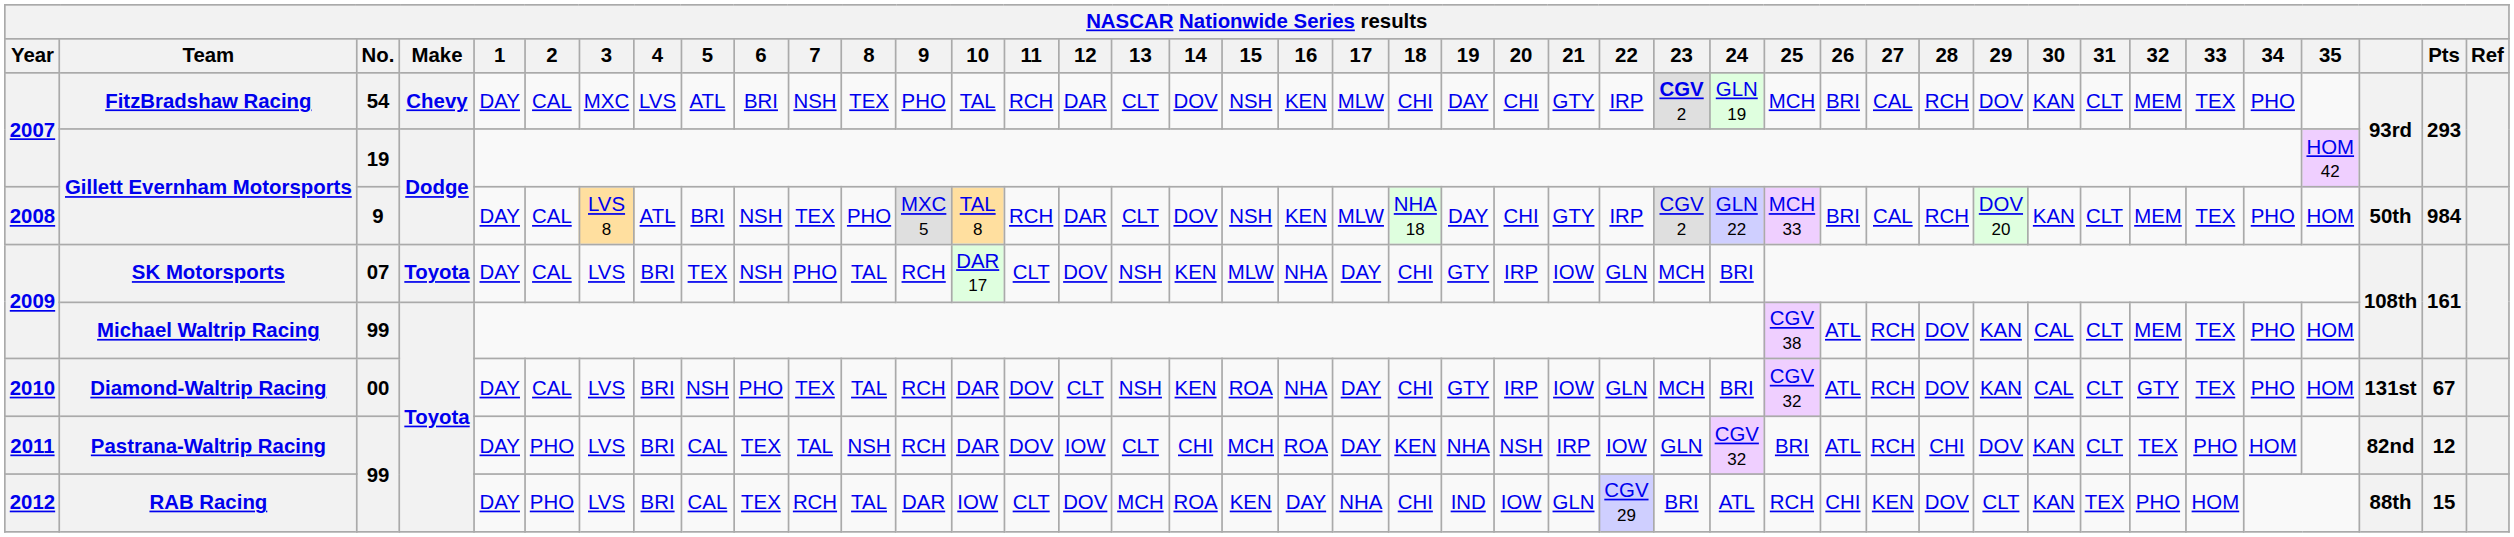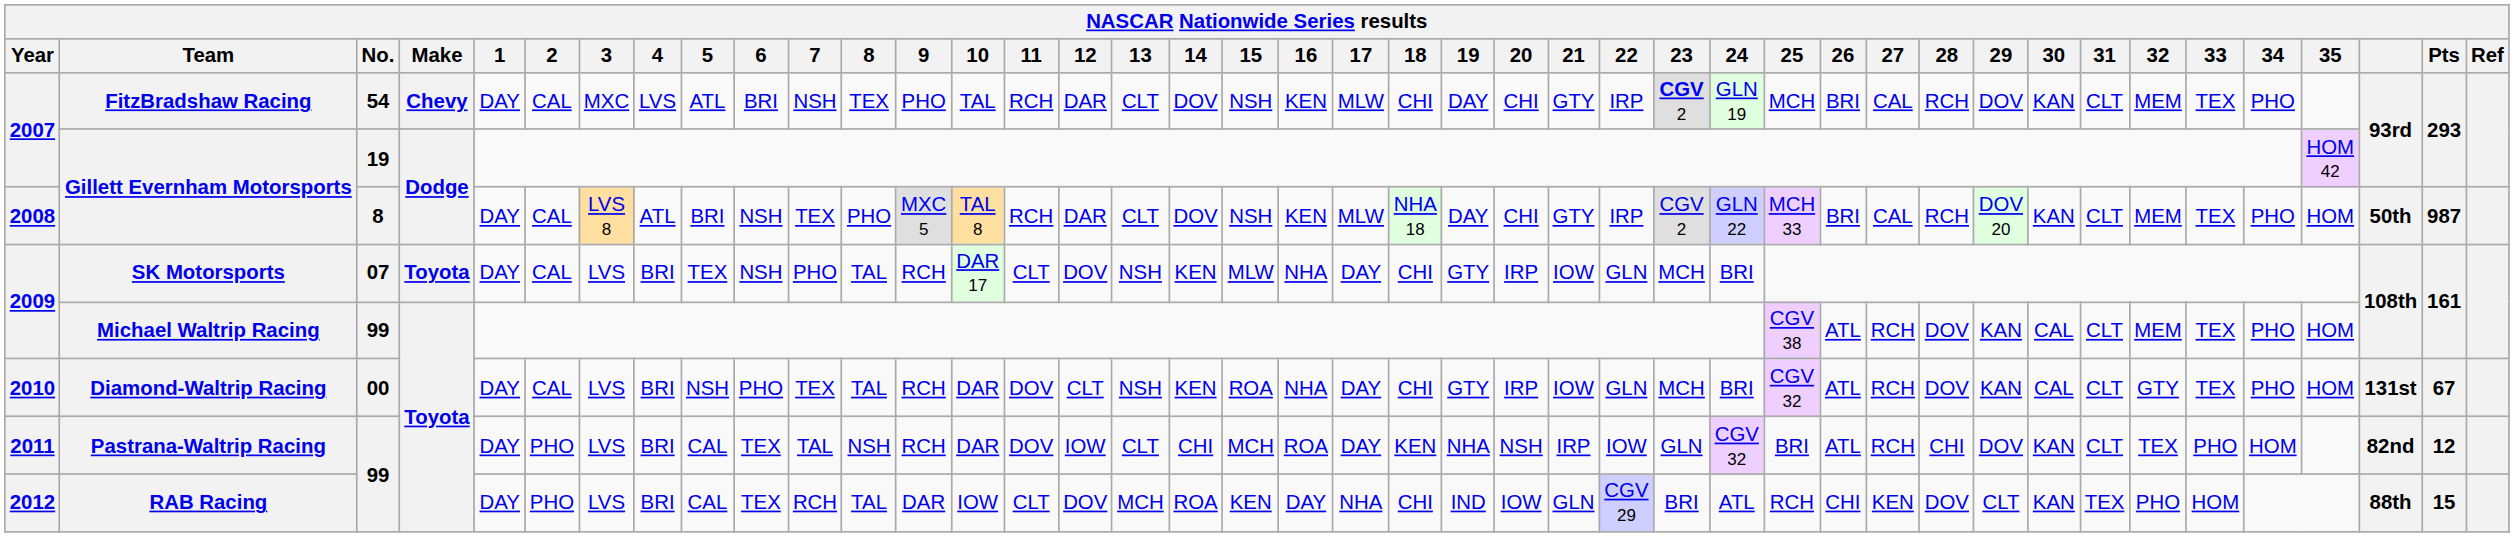(378, 216) 9 -> (378, 216) 8
(2444, 216) 984 -> (2444, 216) 987
